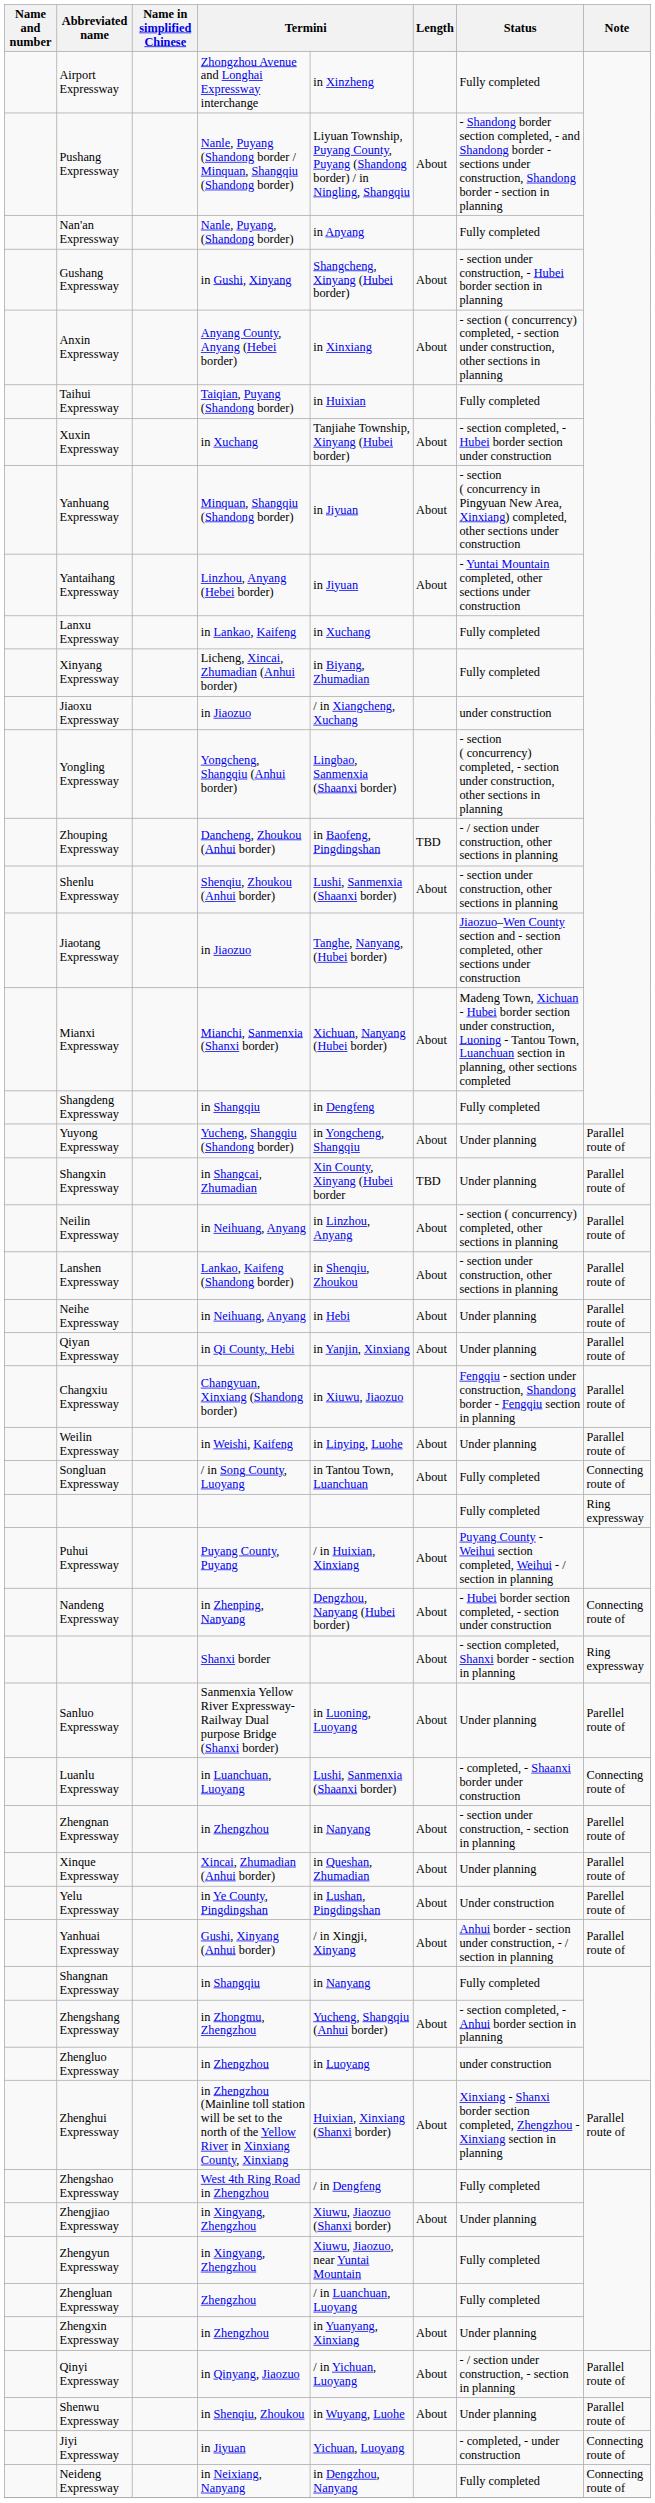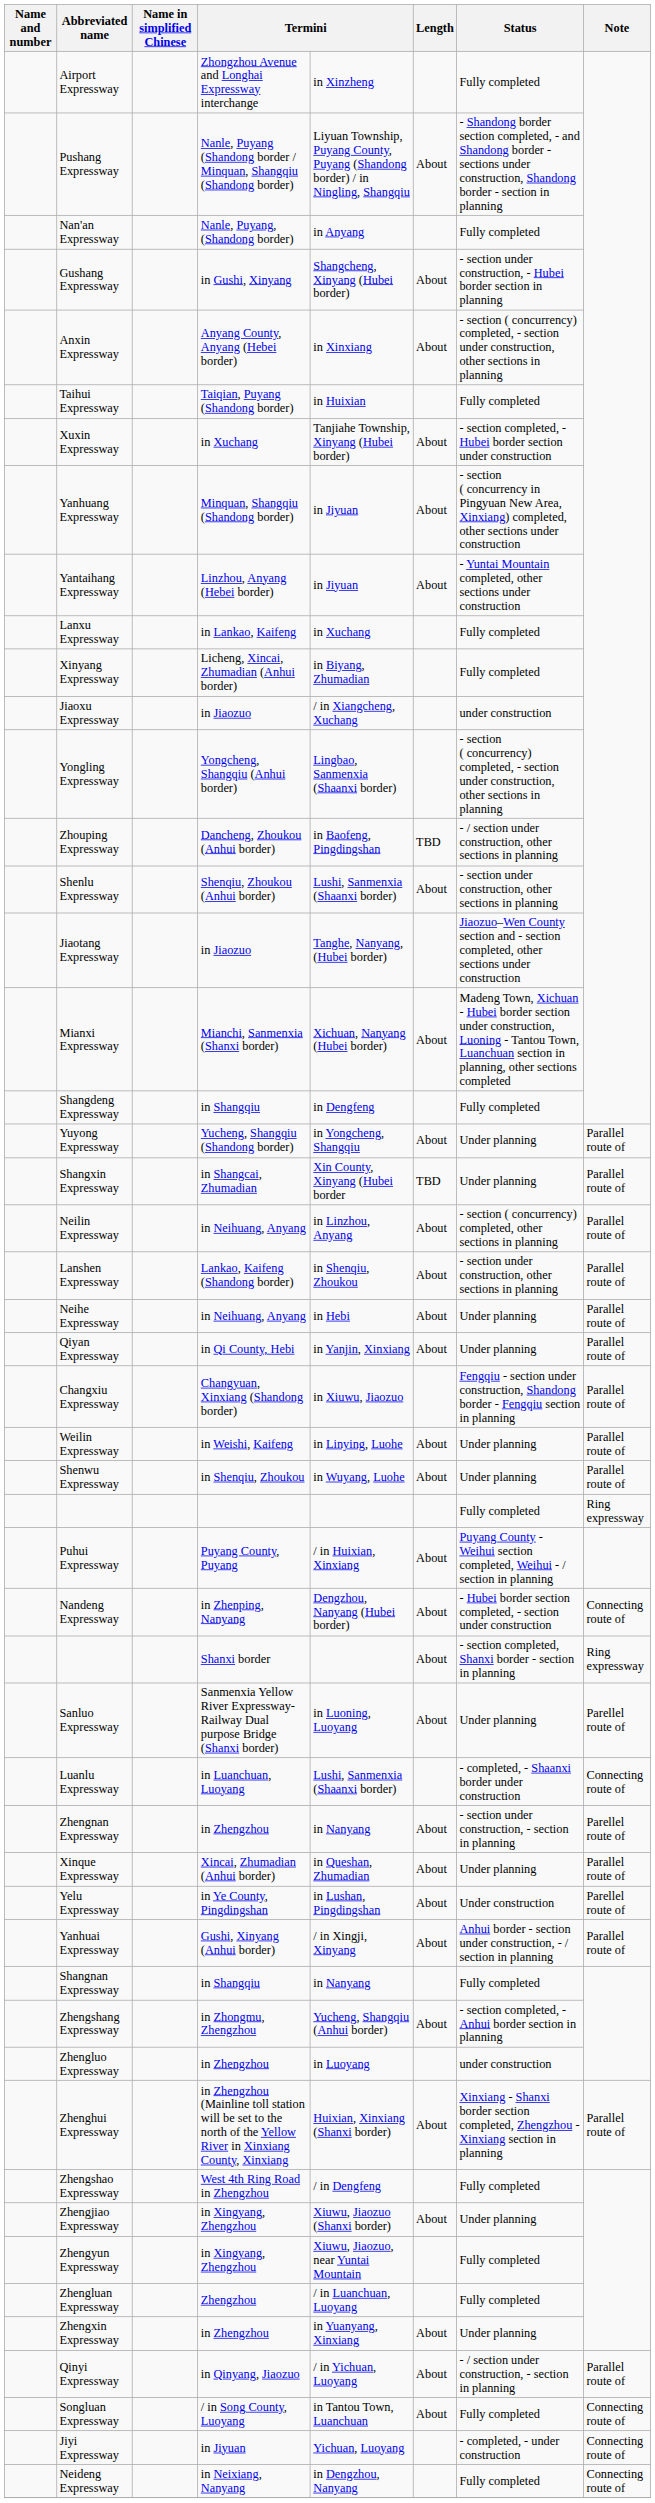rows swapped: (89, 2414) <-> (89, 1477)
